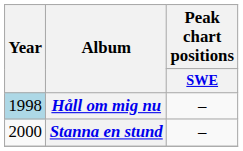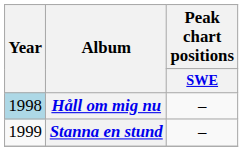(25, 132) 2000 -> (25, 132) 1999
